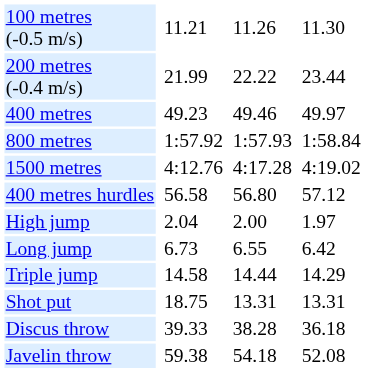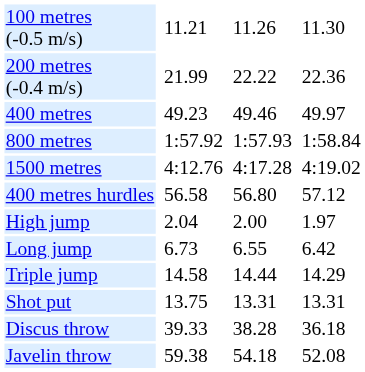(324, 76) 23.44 -> (324, 76) 22.36
(186, 302) 18.75 -> (186, 302) 13.75
